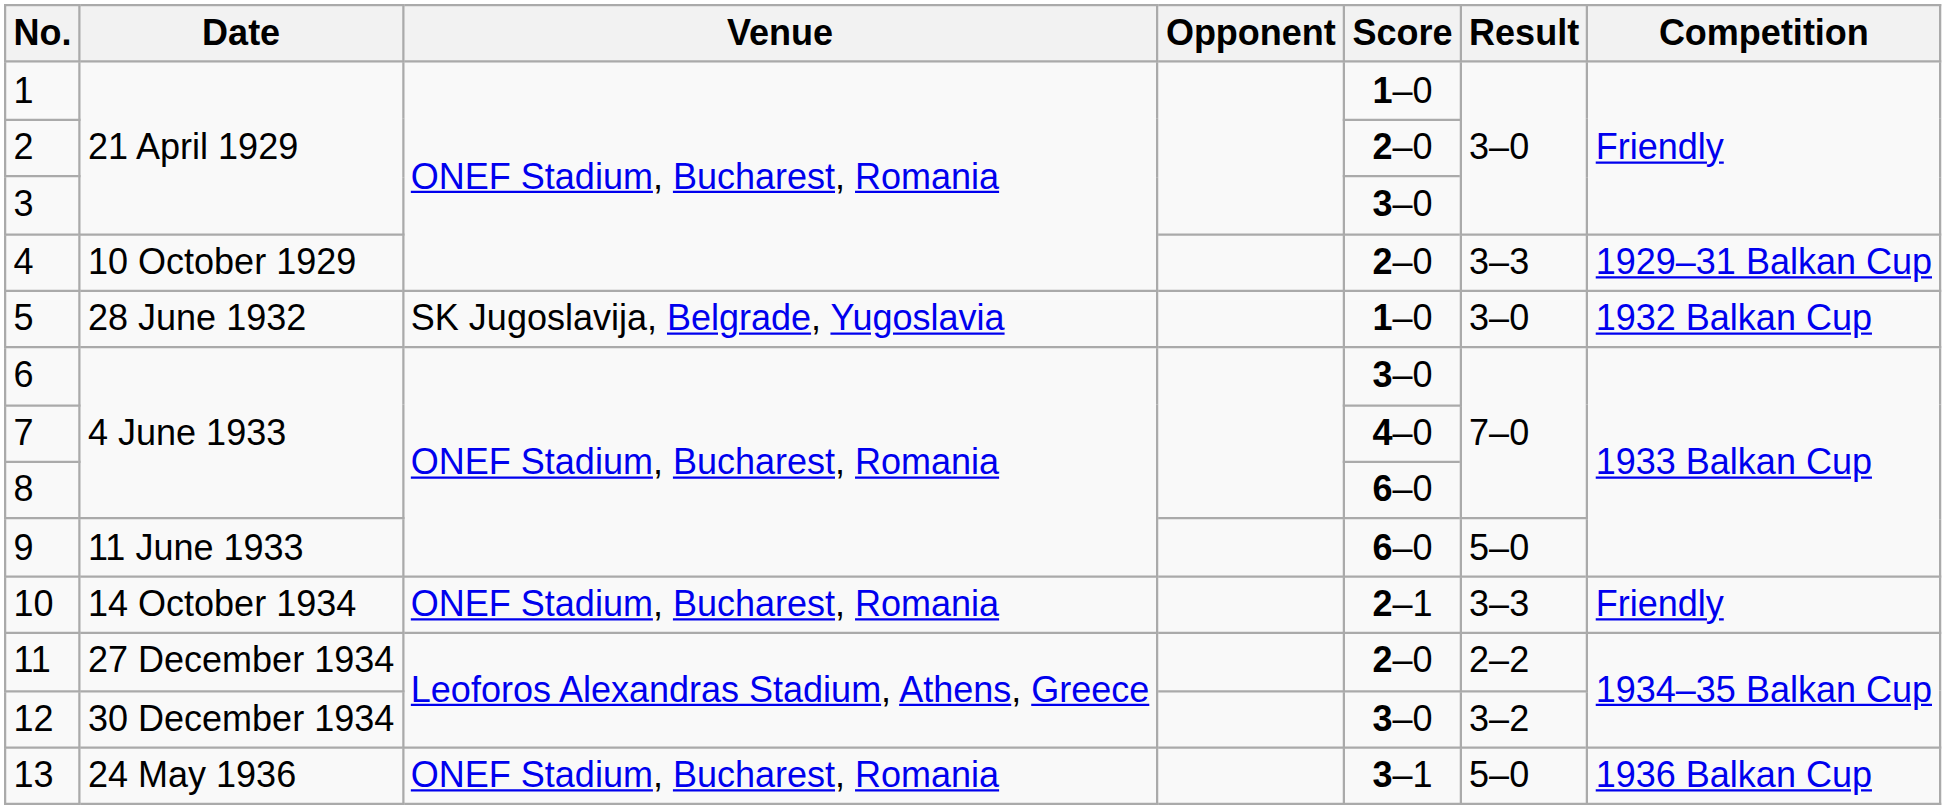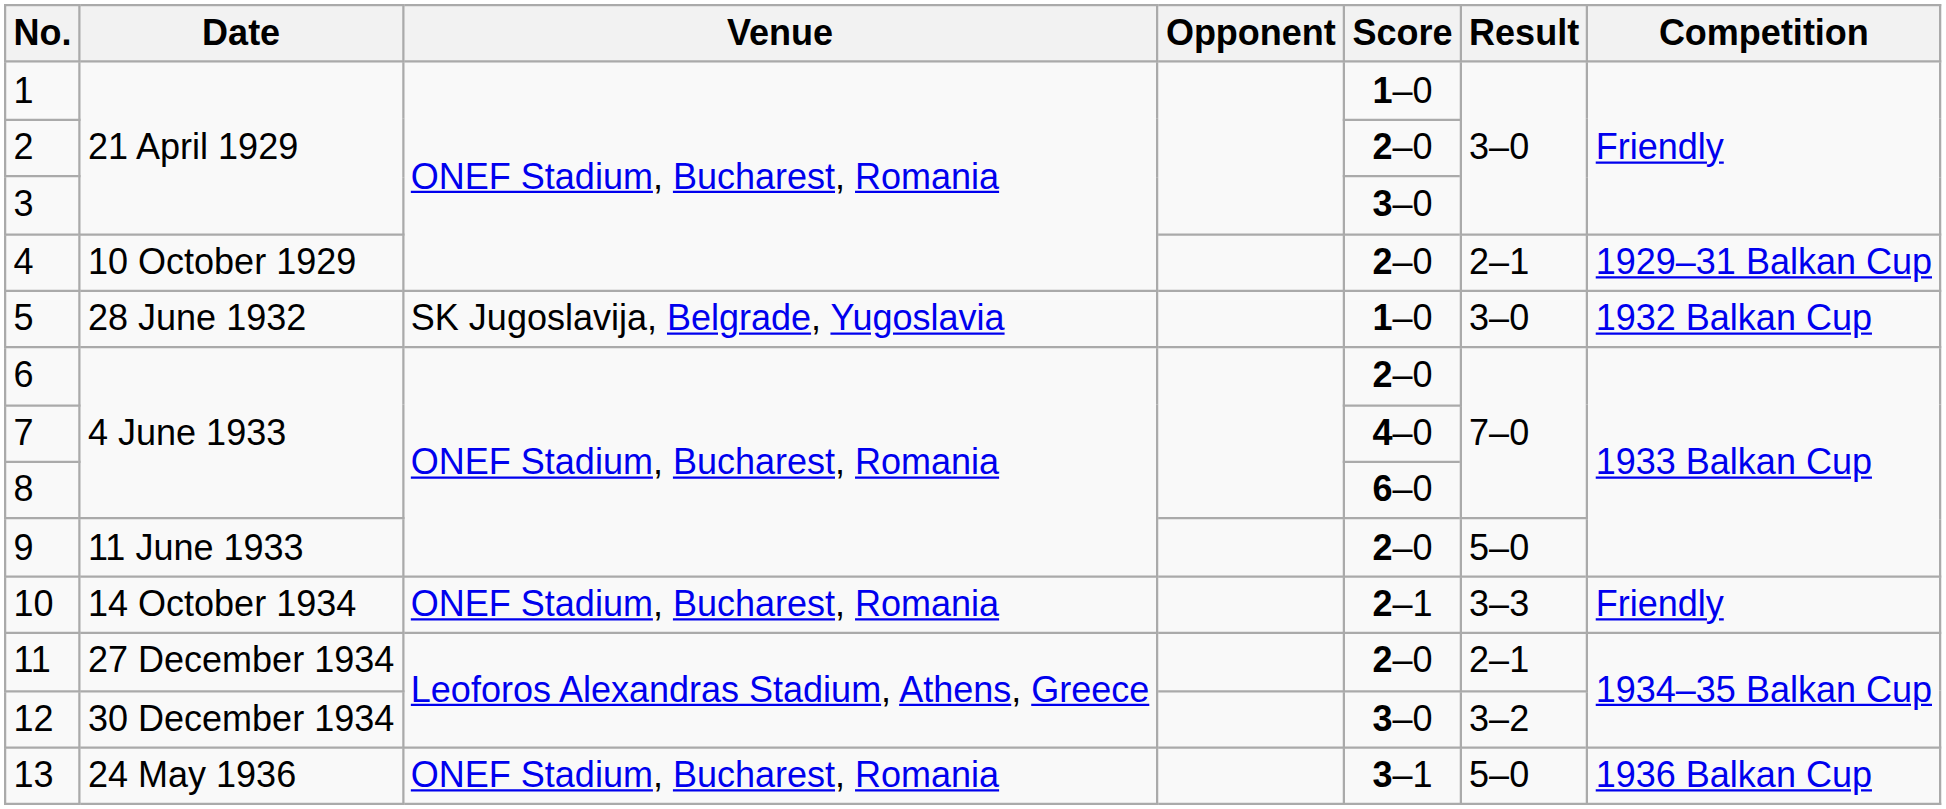(1499, 261) 3–3 -> (1499, 261) 2–1
(1402, 375) 3–0 -> (1402, 375) 2–0
(1402, 546) 6–0 -> (1402, 546) 2–0
(1499, 661) 2–2 -> (1499, 661) 2–1
